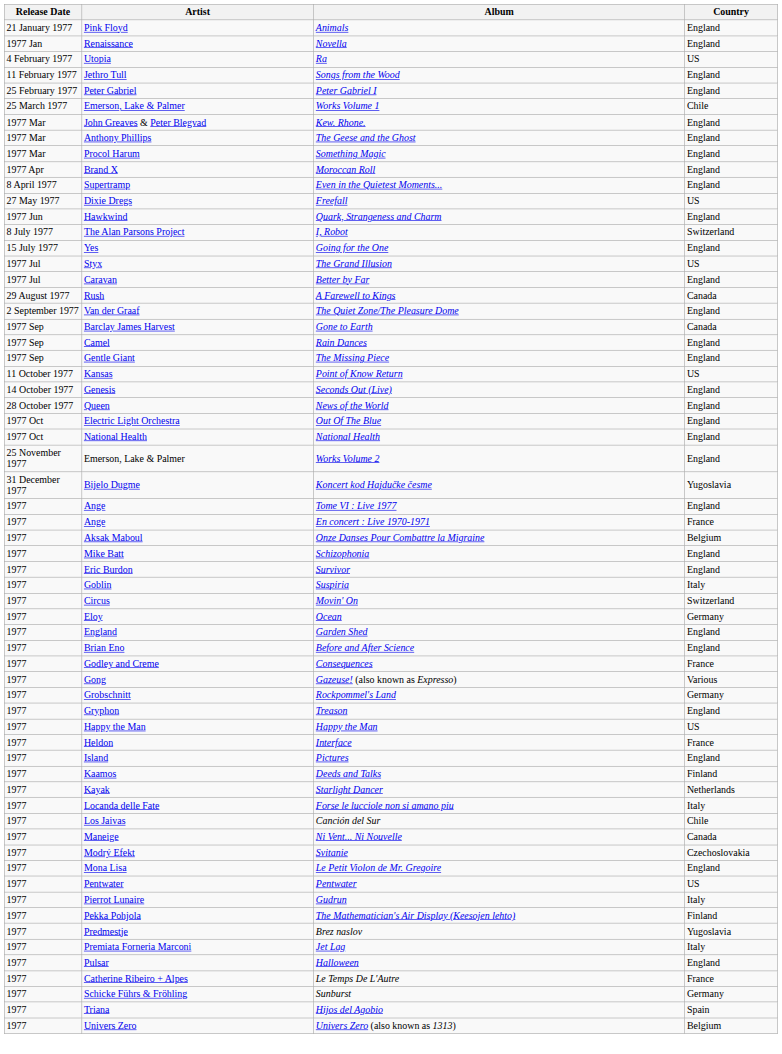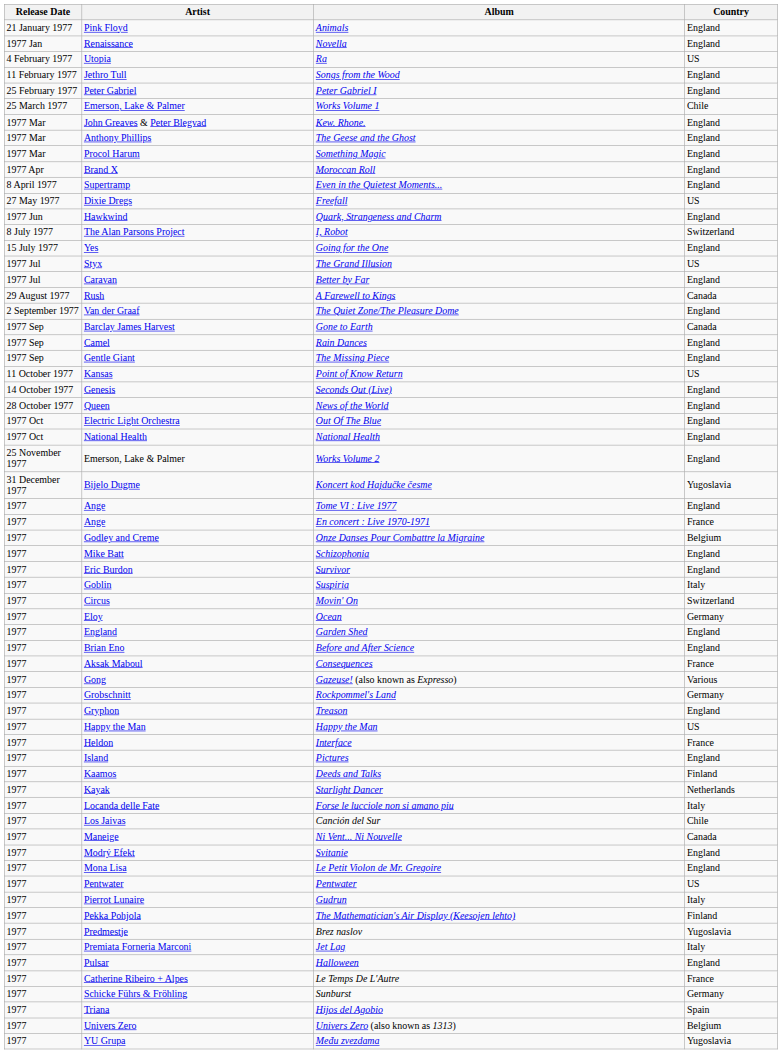(113, 538) Aksak Maboul -> (121, 538) Godley and Creme
(121, 663) Godley and Creme -> (113, 663) Aksak Maboul
(718, 852) Czechoslovakia -> (703, 852) England
+ row: (348, 1041)
